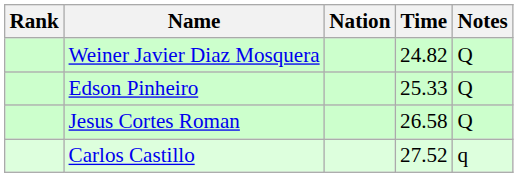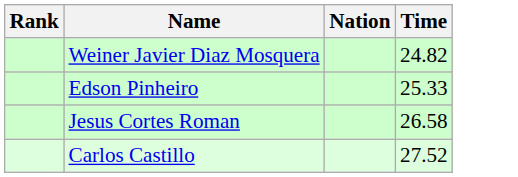- column: (483, 21)
